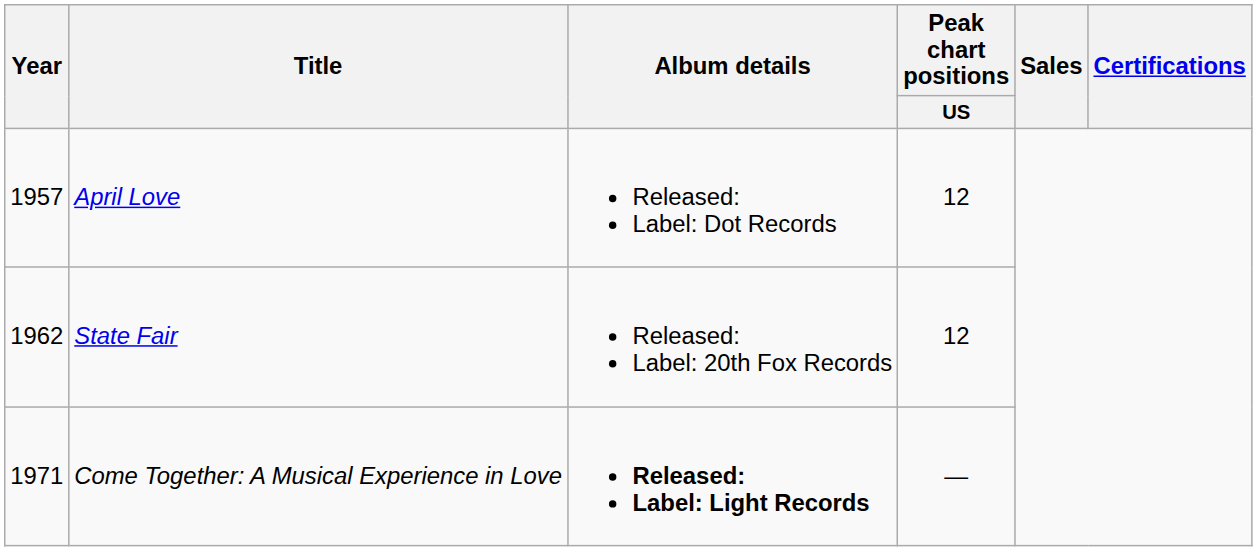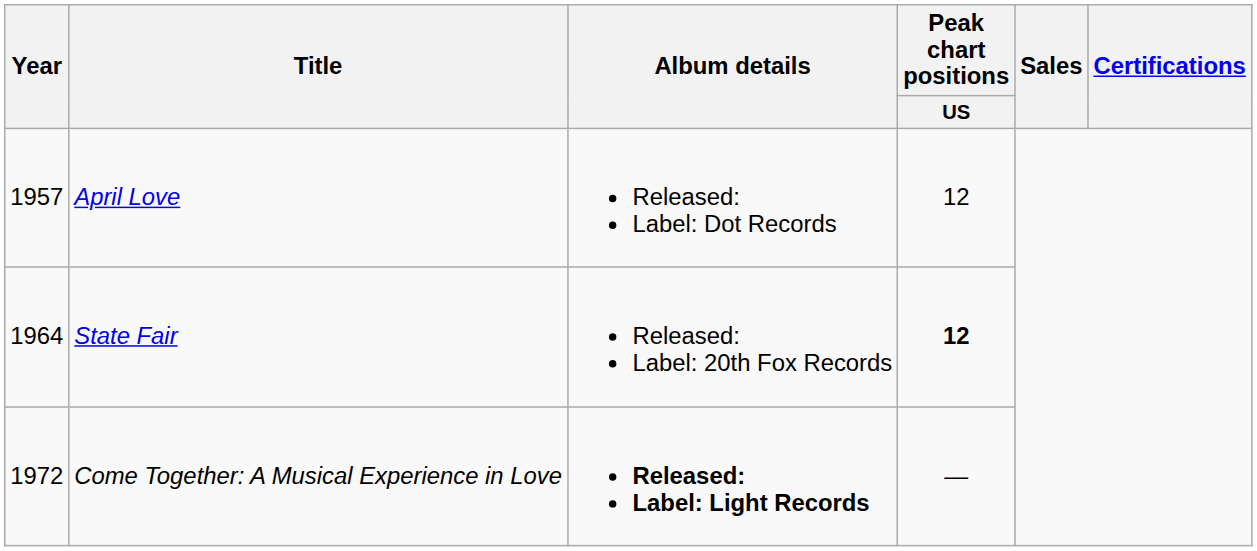(37, 336) 1962 -> (37, 336) 1964
(956, 336) normal -> (956, 336) bold
(37, 475) 1971 -> (37, 475) 1972
